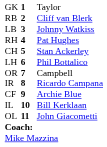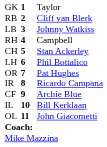(58, 40) Pat Hughes -> (55, 40) Campbell
(55, 72) Campbell -> (58, 72) Pat Hughes
